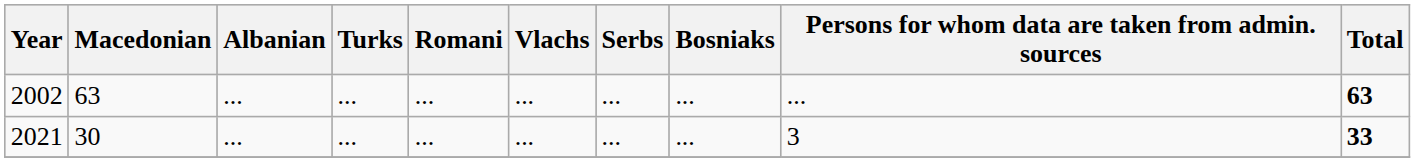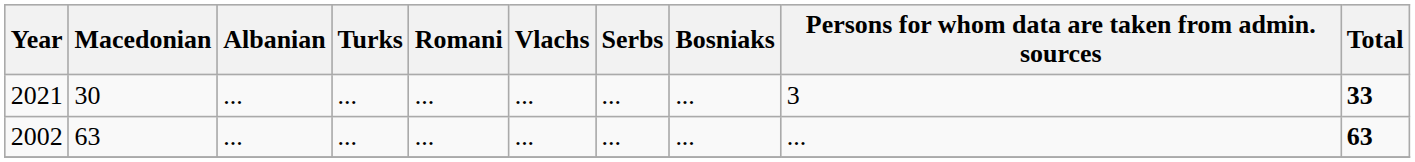rows swapped: (37, 95) <-> (37, 136)
